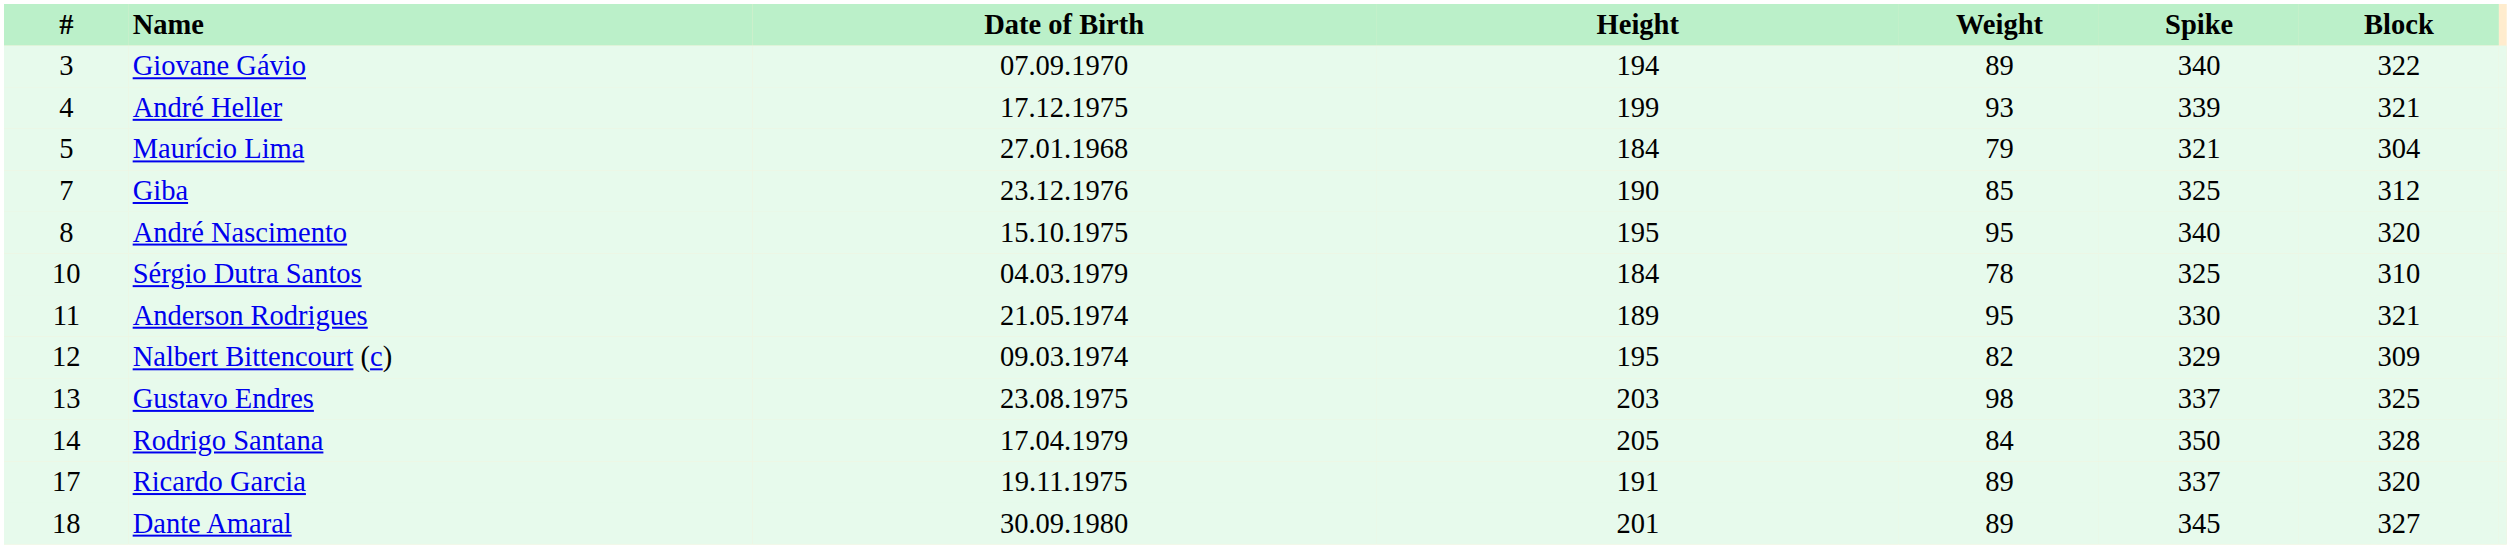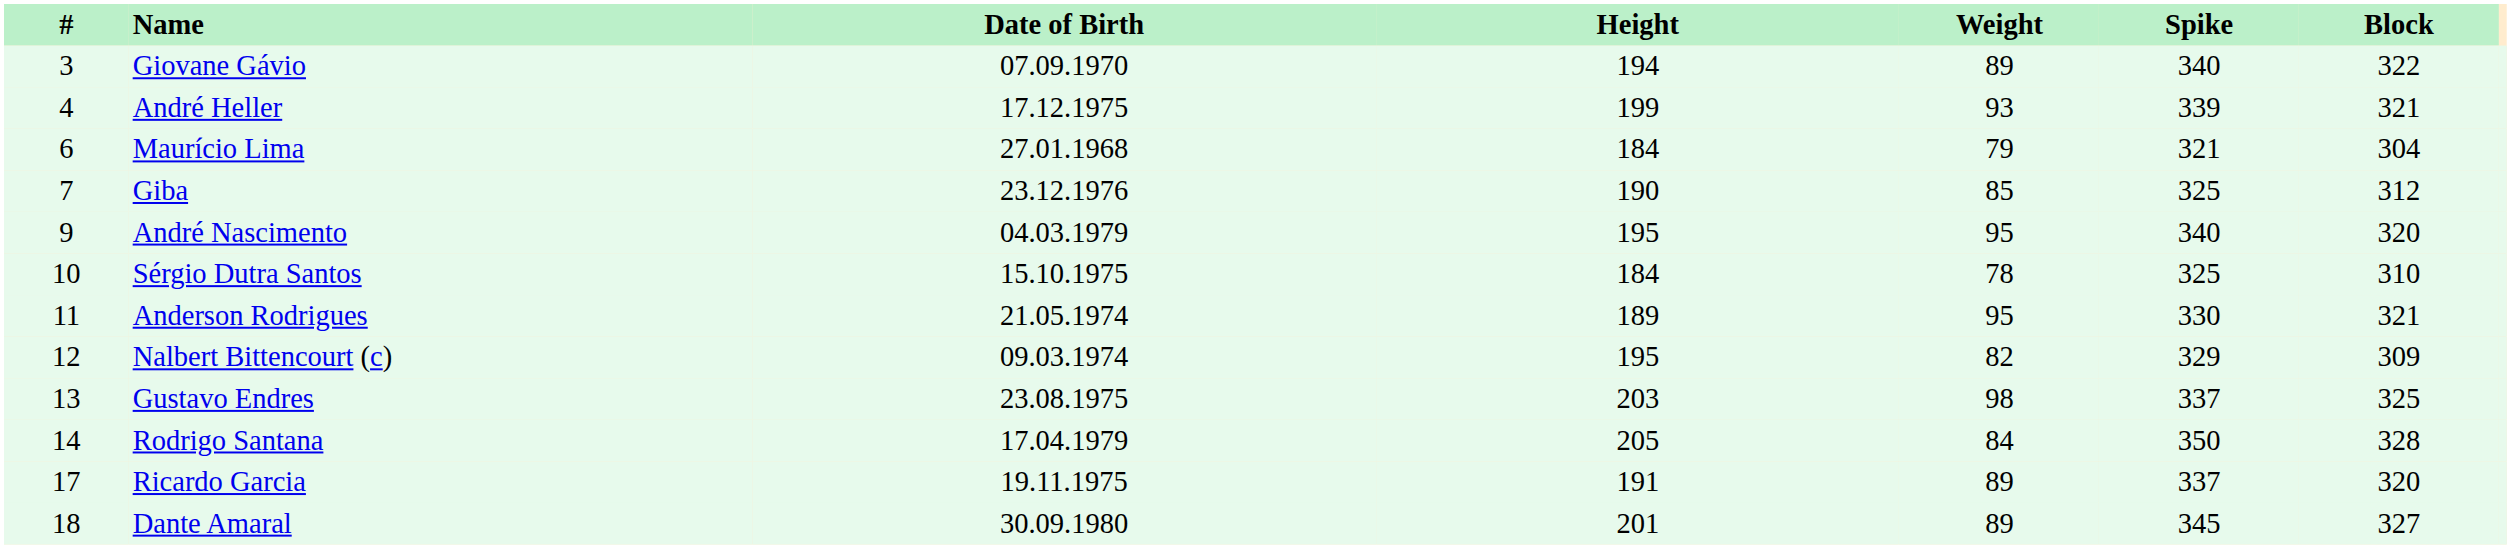(66, 149) 5 -> (66, 149) 6
(66, 232) 8 -> (66, 232) 9
(1064, 232) 15.10.1975 -> (1064, 232) 04.03.1979
(1064, 273) 04.03.1979 -> (1064, 273) 15.10.1975
